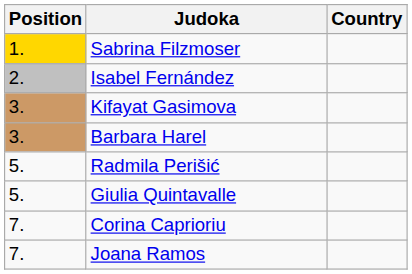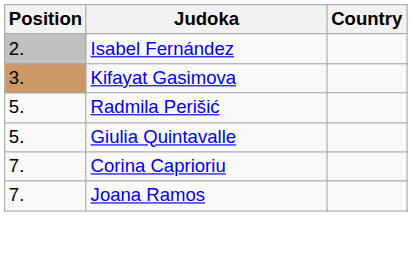- row: (165, 48)
- row: (148, 136)
